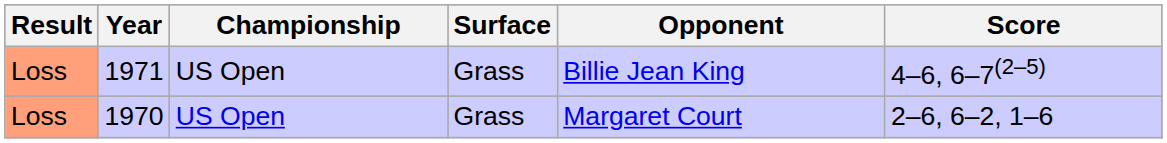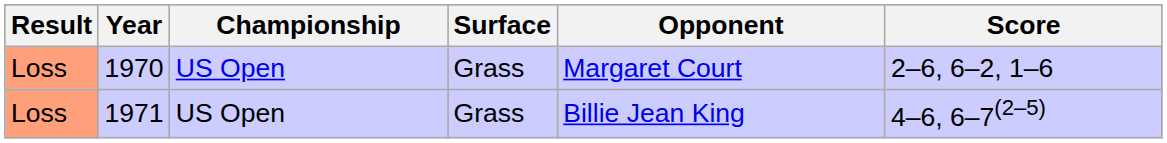rows swapped: (134, 116) <-> (134, 71)
